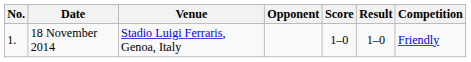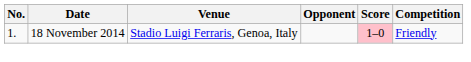- column: (376, 14)
(339, 40) no background -> (375, 33) pink background
